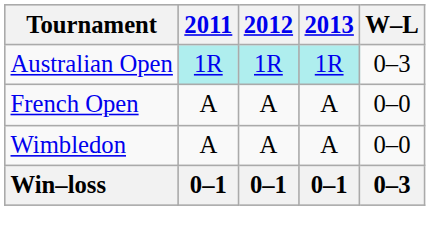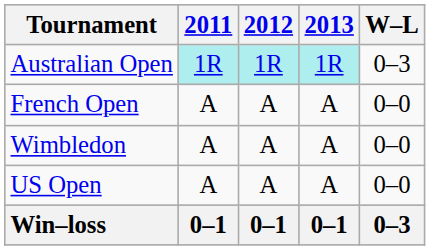+ row: (56, 184)
